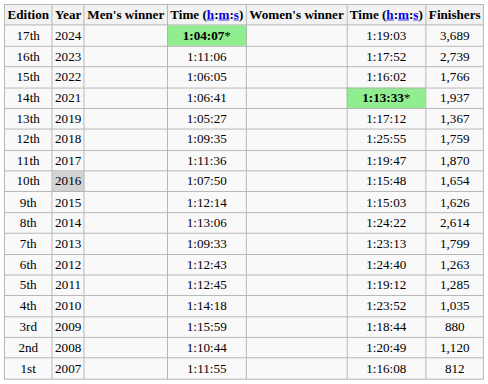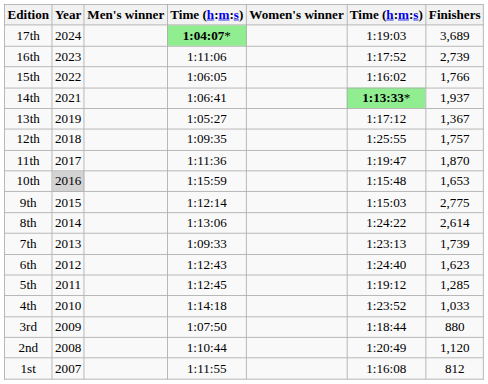(455, 139) 1,759 -> (455, 139) 1,757
(207, 181) 1:07:50 -> (207, 181) 1:15:59
(455, 181) 1,654 -> (455, 181) 1,653
(455, 202) 1,626 -> (455, 202) 2,775
(455, 243) 1,799 -> (455, 243) 1,739
(455, 264) 1,263 -> (455, 264) 1,623
(455, 306) 1,035 -> (455, 306) 1,033
(207, 327) 1:15:59 -> (207, 327) 1:07:50
